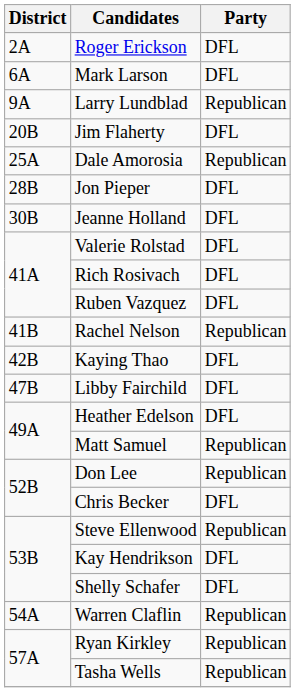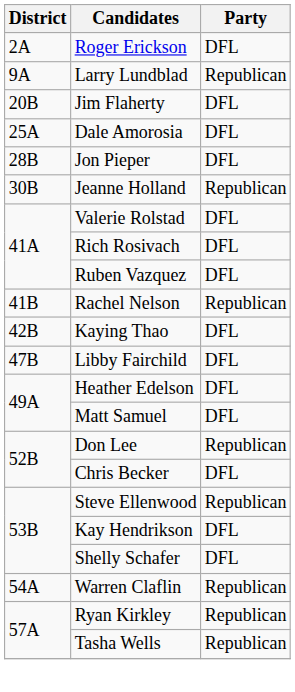- row: (121, 75)
(246, 160) Republican -> (222, 132) DFL
(222, 217) DFL -> (246, 189) Republican
(246, 445) Republican -> (222, 416) DFL
